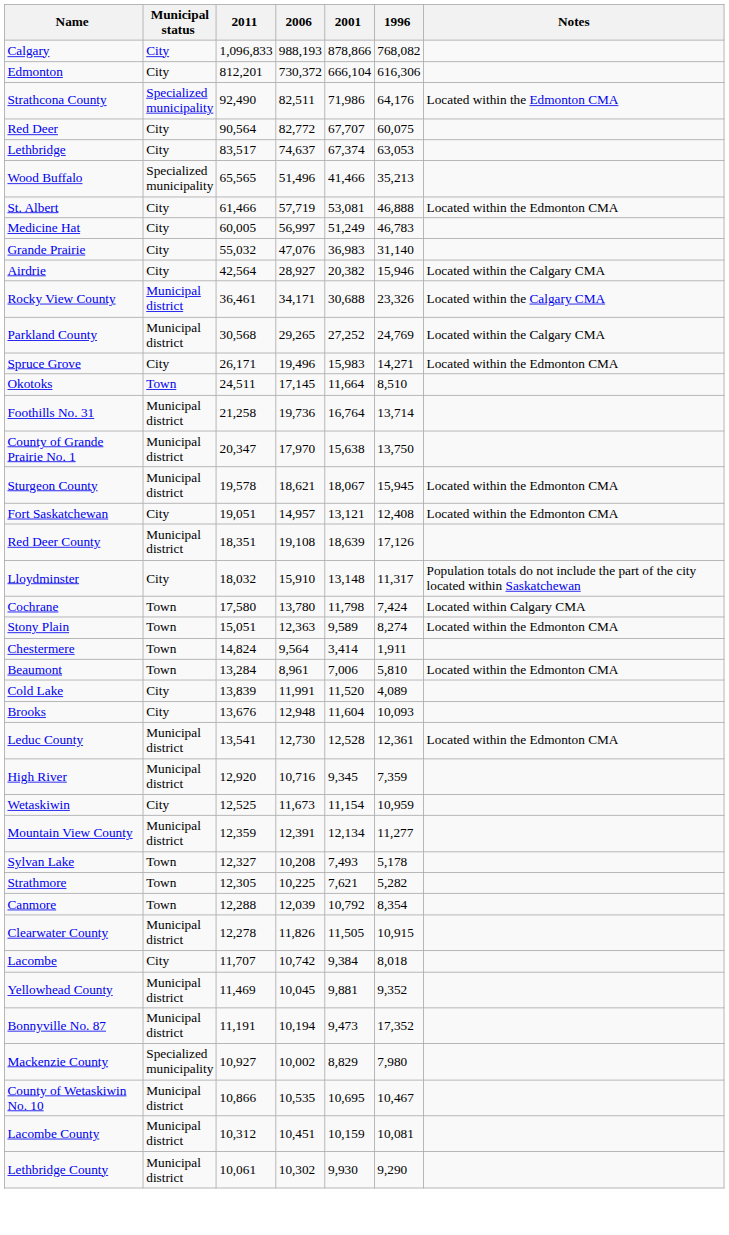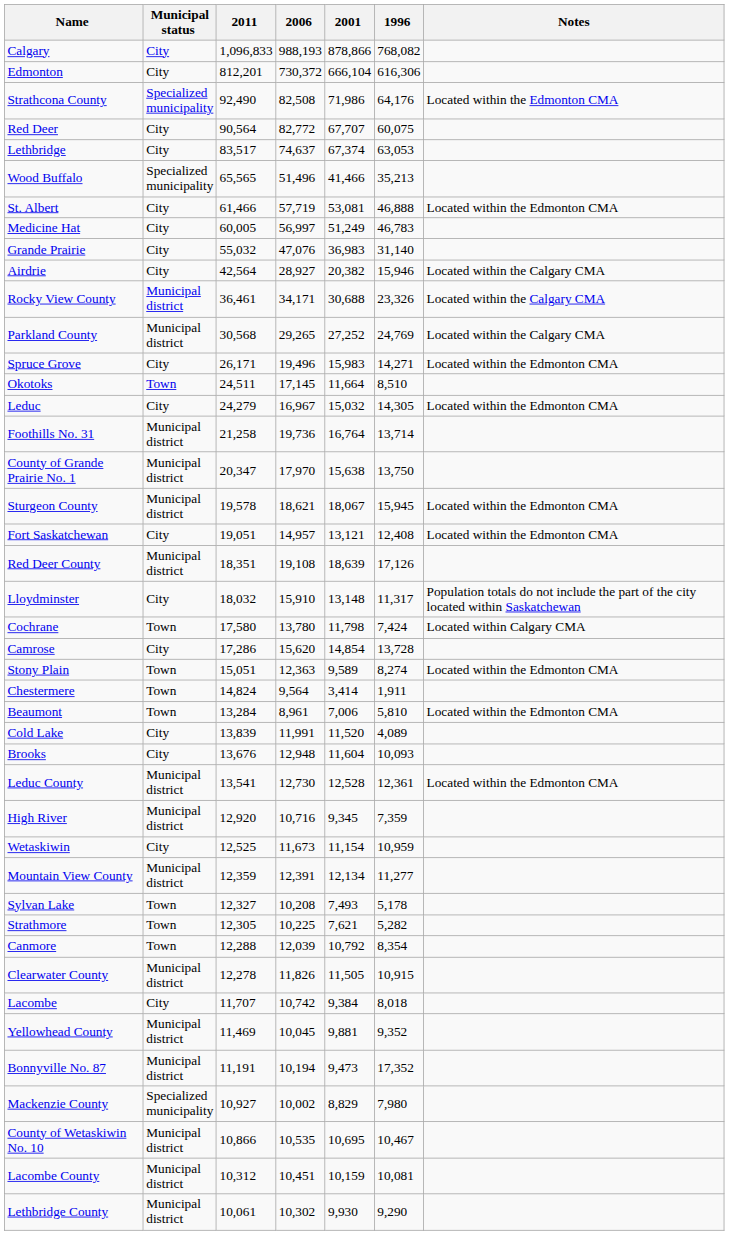(297, 100) 82,511 -> (297, 100) 82,508
+ row: (24, 405)
+ row: (31, 648)
